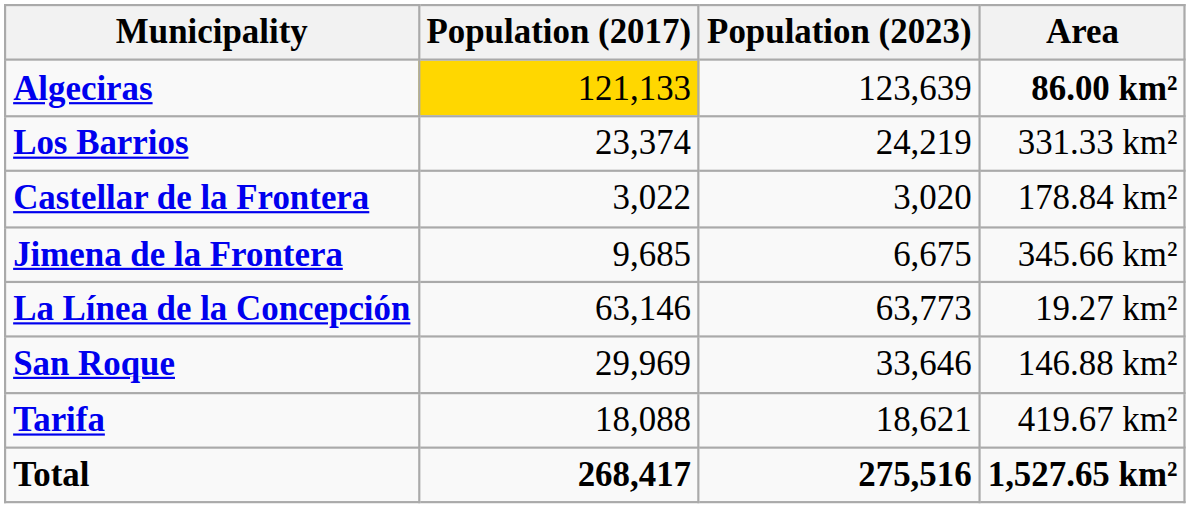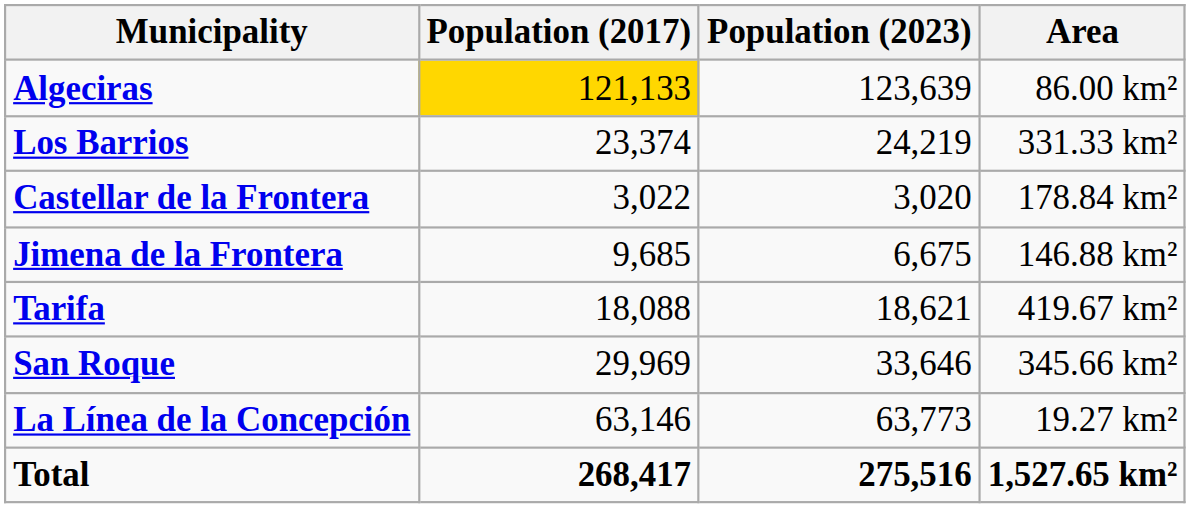(1104, 87) bold -> (1106, 87) normal
(1098, 253) 345.66 km² -> (1098, 253) 146.88 km²
rows swapped: (212, 308) <-> (59, 419)
(1098, 364) 146.88 km² -> (1098, 364) 345.66 km²
